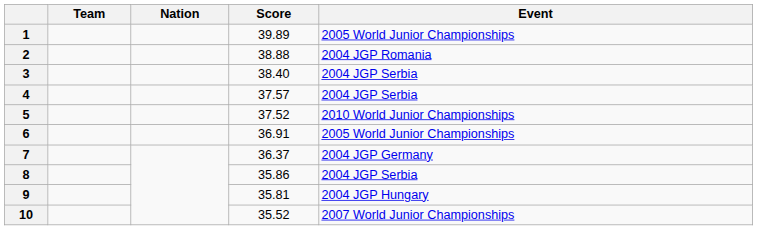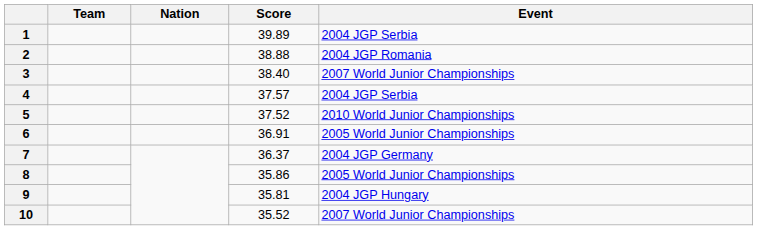(418, 34) 2005 World Junior Championships -> (369, 34) 2004 JGP Serbia
(369, 74) 2004 JGP Serbia -> (418, 74) 2007 World Junior Championships
(369, 174) 2004 JGP Serbia -> (418, 174) 2005 World Junior Championships
